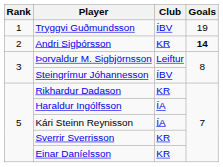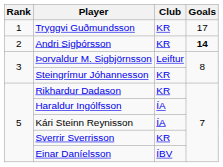(164, 28) ÍBV -> (163, 28) KR
(202, 28) 19 -> (202, 28) 17
(164, 75) ÍBV -> (163, 75) KR
(163, 153) KR -> (164, 153) ÍBV
